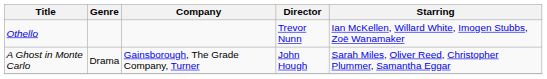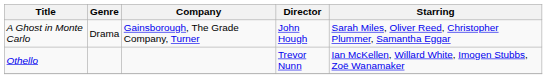rows swapped: (45, 60) <-> (22, 33)
